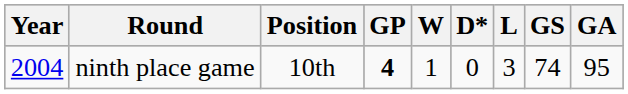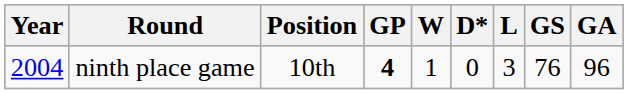(547, 66) 74 -> (547, 66) 76
(597, 66) 95 -> (597, 66) 96
